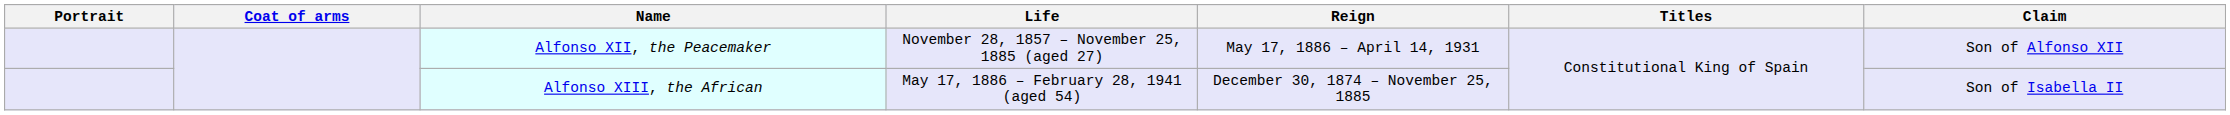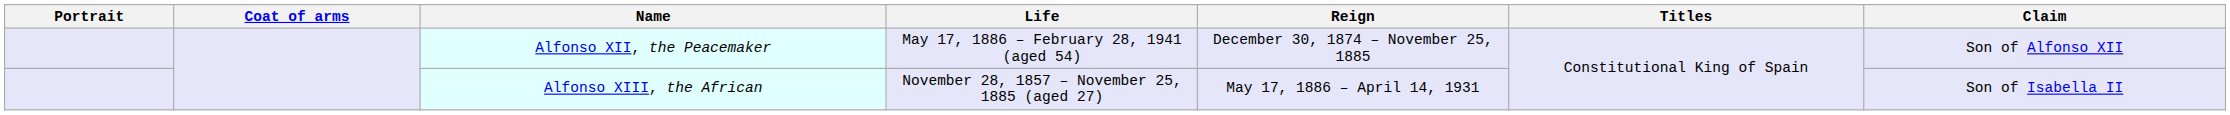(1042, 49) November 28, 1857 – November 25, 1885 (aged 27) -> (1042, 49) May 17, 1886 – February 28, 1941 (aged 54)
(1353, 49) May 17, 1886 – April 14, 1931 -> (1353, 49) December 30, 1874 – November 25, 1885
(1042, 89) May 17, 1886 – February 28, 1941 (aged 54) -> (1042, 89) November 28, 1857 – November 25, 1885 (aged 27)
(1353, 89) December 30, 1874 – November 25, 1885 -> (1353, 89) May 17, 1886 – April 14, 1931
